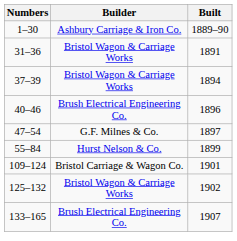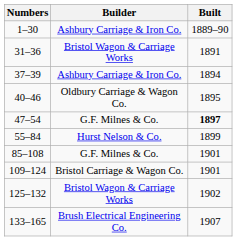(119, 80) Bristol Wagon & Carriage Works -> (119, 74) Ashbury Carriage & Iron Co.
(119, 109) Brush Electrical Engineering Co. -> (119, 97) Oldbury Carriage & Wagon Co.
(210, 109) 1896 -> (210, 97) 1895
(210, 132) normal -> (210, 120) bold
+ row: (28, 153)
